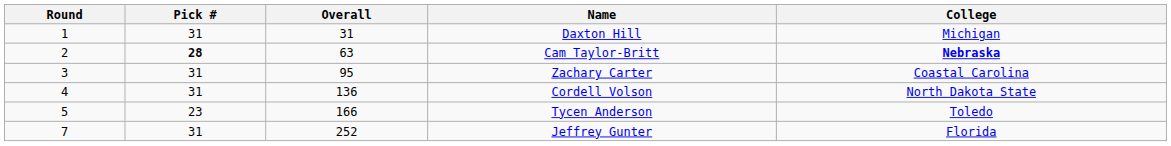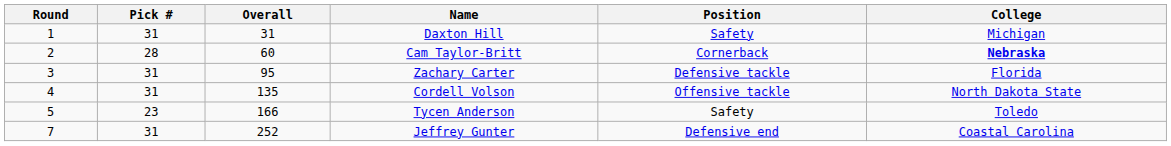+ column: (732, 14)
(195, 53) bold -> (151, 53) normal
(347, 53) 63 -> (268, 53) 60
(971, 73) Coastal Carolina -> (1016, 73) Florida
(347, 92) 136 -> (268, 92) 135
(971, 131) Florida -> (1016, 131) Coastal Carolina
